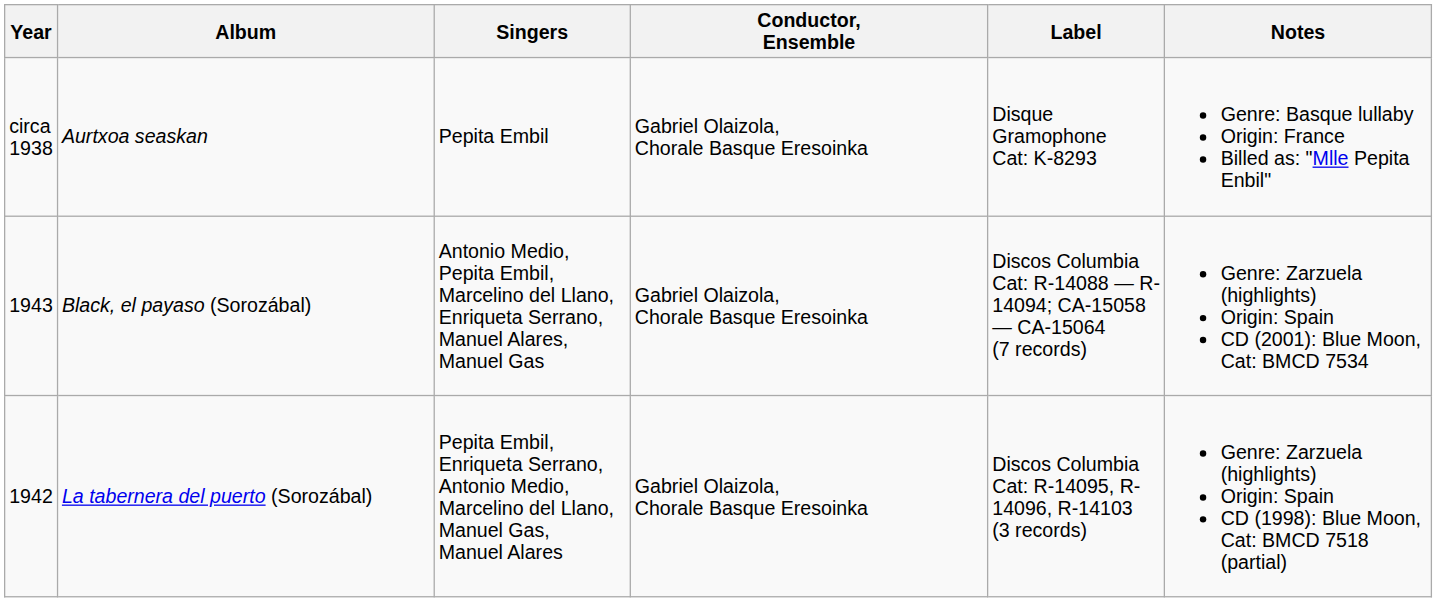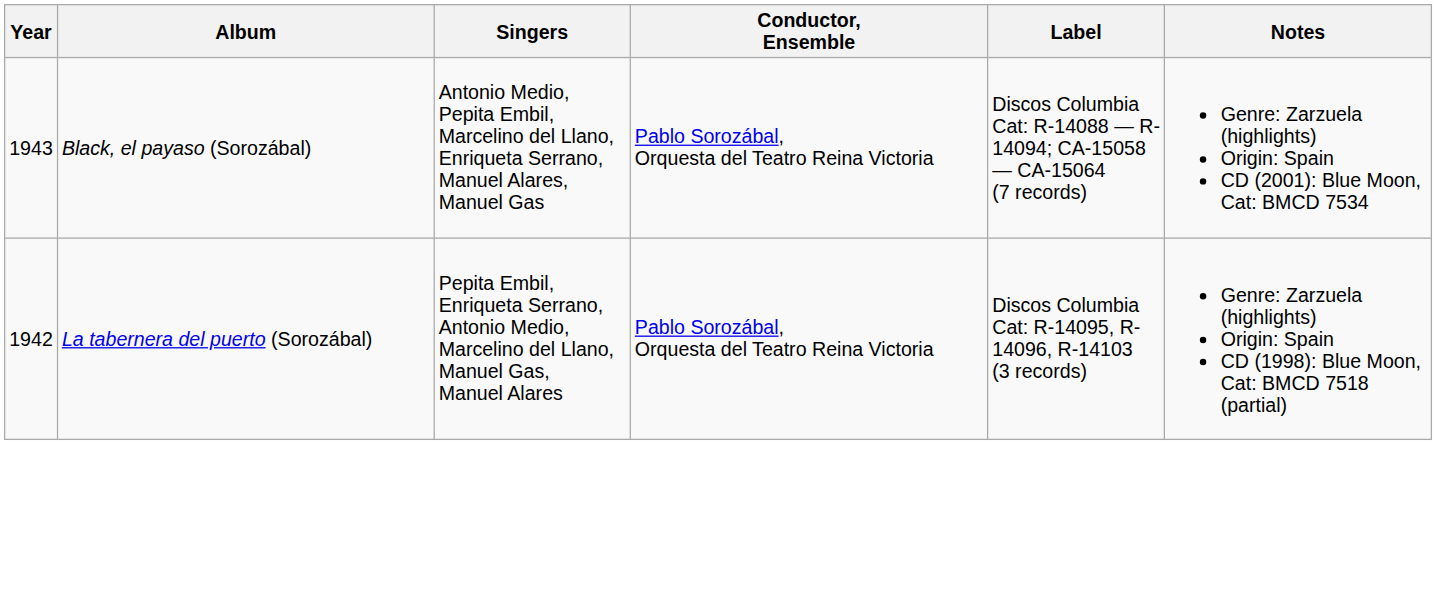- row: (135, 137)
(751, 306) Gabriel Olaizola, Chorale Basque Eresoinka -> (784, 148) Pablo Sorozábal, Orquesta del Teatro Reina Victoria
(751, 497) Gabriel Olaizola, Chorale Basque Eresoinka -> (784, 339) Pablo Sorozábal, Orquesta del Teatro Reina Victoria
